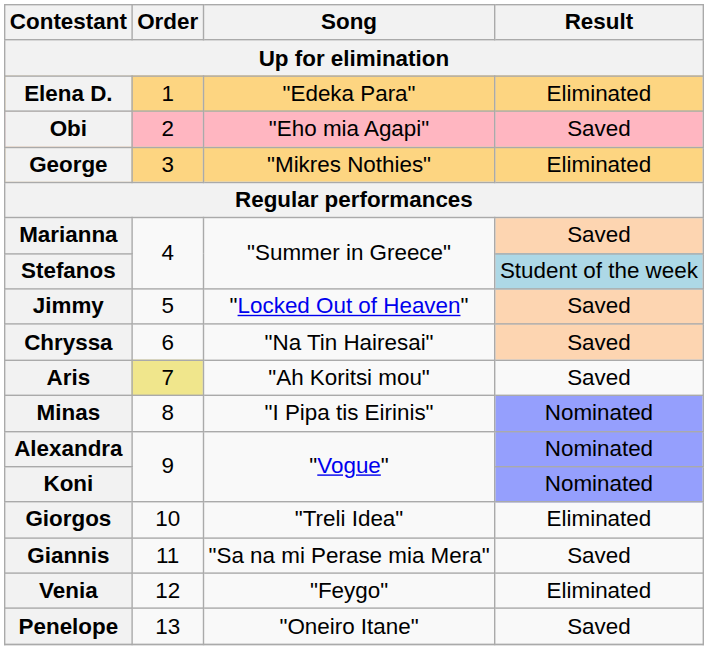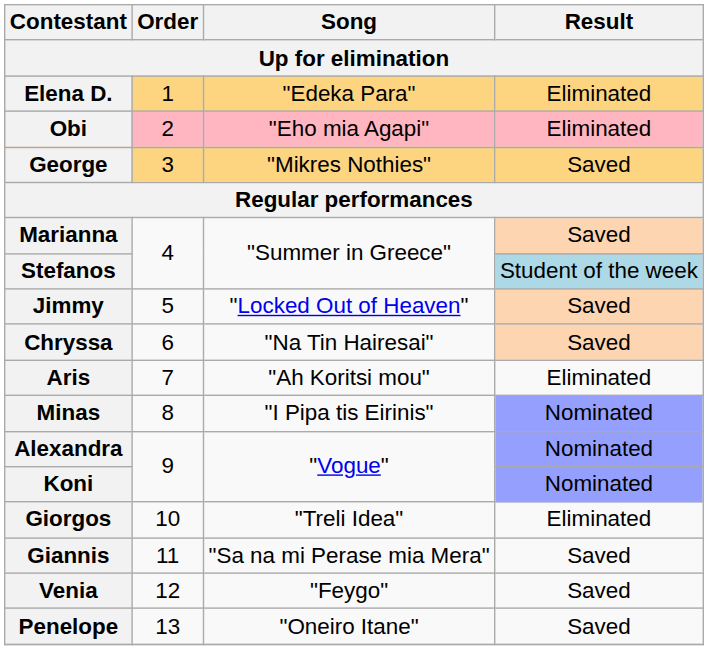(599, 128) Saved -> (599, 128) Eliminated
(599, 164) Eliminated -> (599, 164) Saved
(168, 377) khaki background -> (168, 377) no background
(599, 377) Saved -> (599, 377) Eliminated
(599, 590) Eliminated -> (599, 590) Saved
